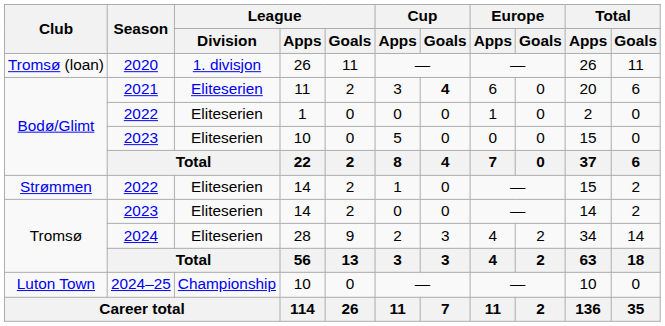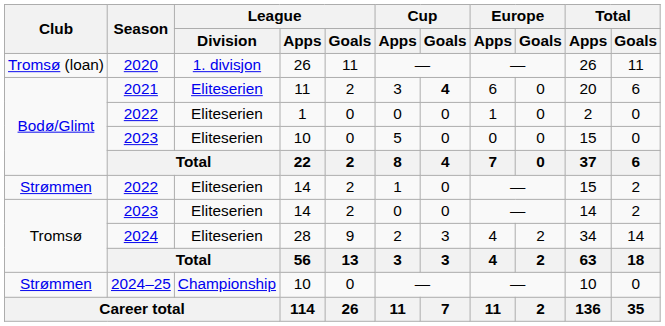(56, 284) Luton Town -> (56, 284) Strømmen
